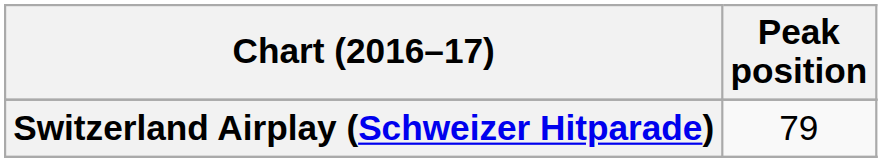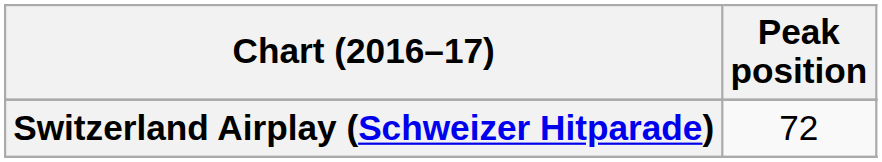(799, 127) 79 -> (799, 127) 72
